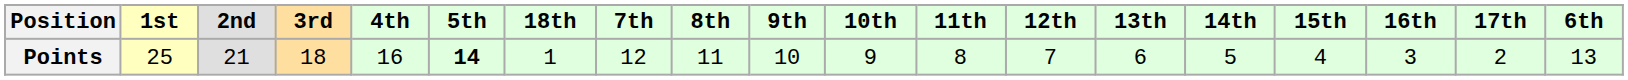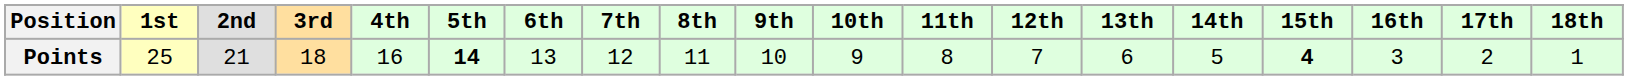columns swapped: (1584, 22) <-> (550, 22)
(1320, 57) normal -> (1307, 57) bold
